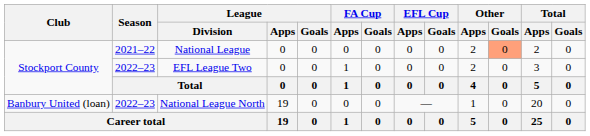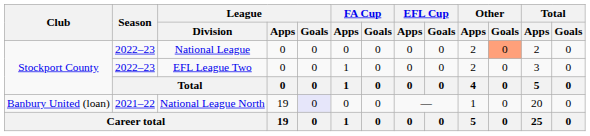(135, 49) 2021–22 -> (135, 49) 2022–23
(135, 103) 2022–23 -> (135, 103) 2021–22
(314, 103) no background -> (314, 103) lavender background
